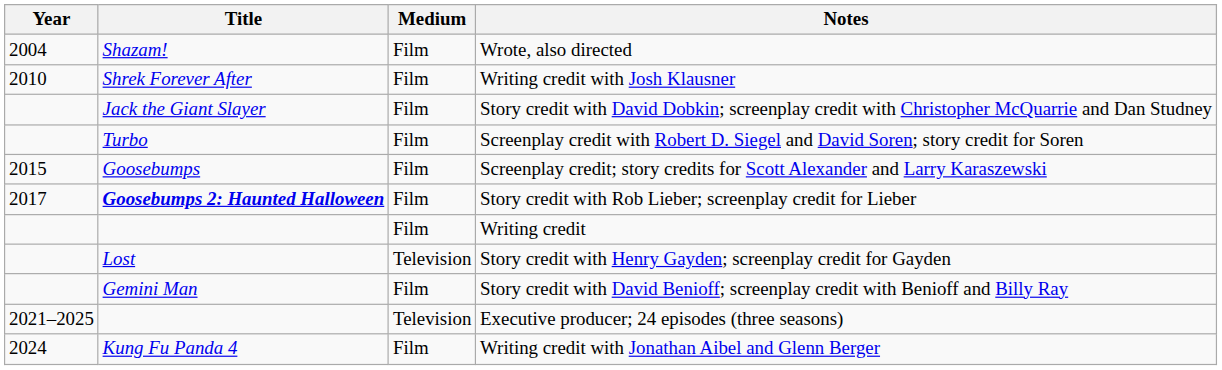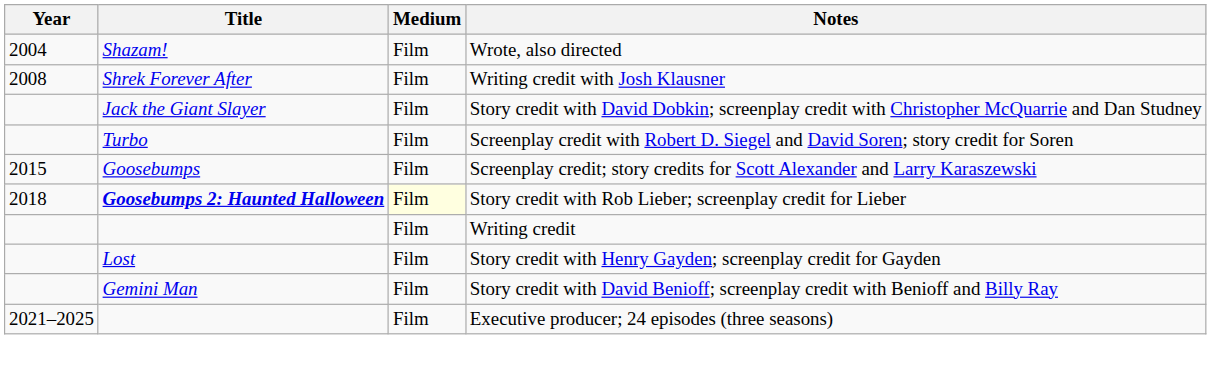(28, 79) 2010 -> (28, 79) 2008
(28, 199) 2017 -> (28, 199) 2018
(411, 199) no background -> (411, 199) lightyellow background
(432, 259) Television -> (411, 259) Film
(432, 318) Television -> (411, 318) Film
- row: (680, 348)
